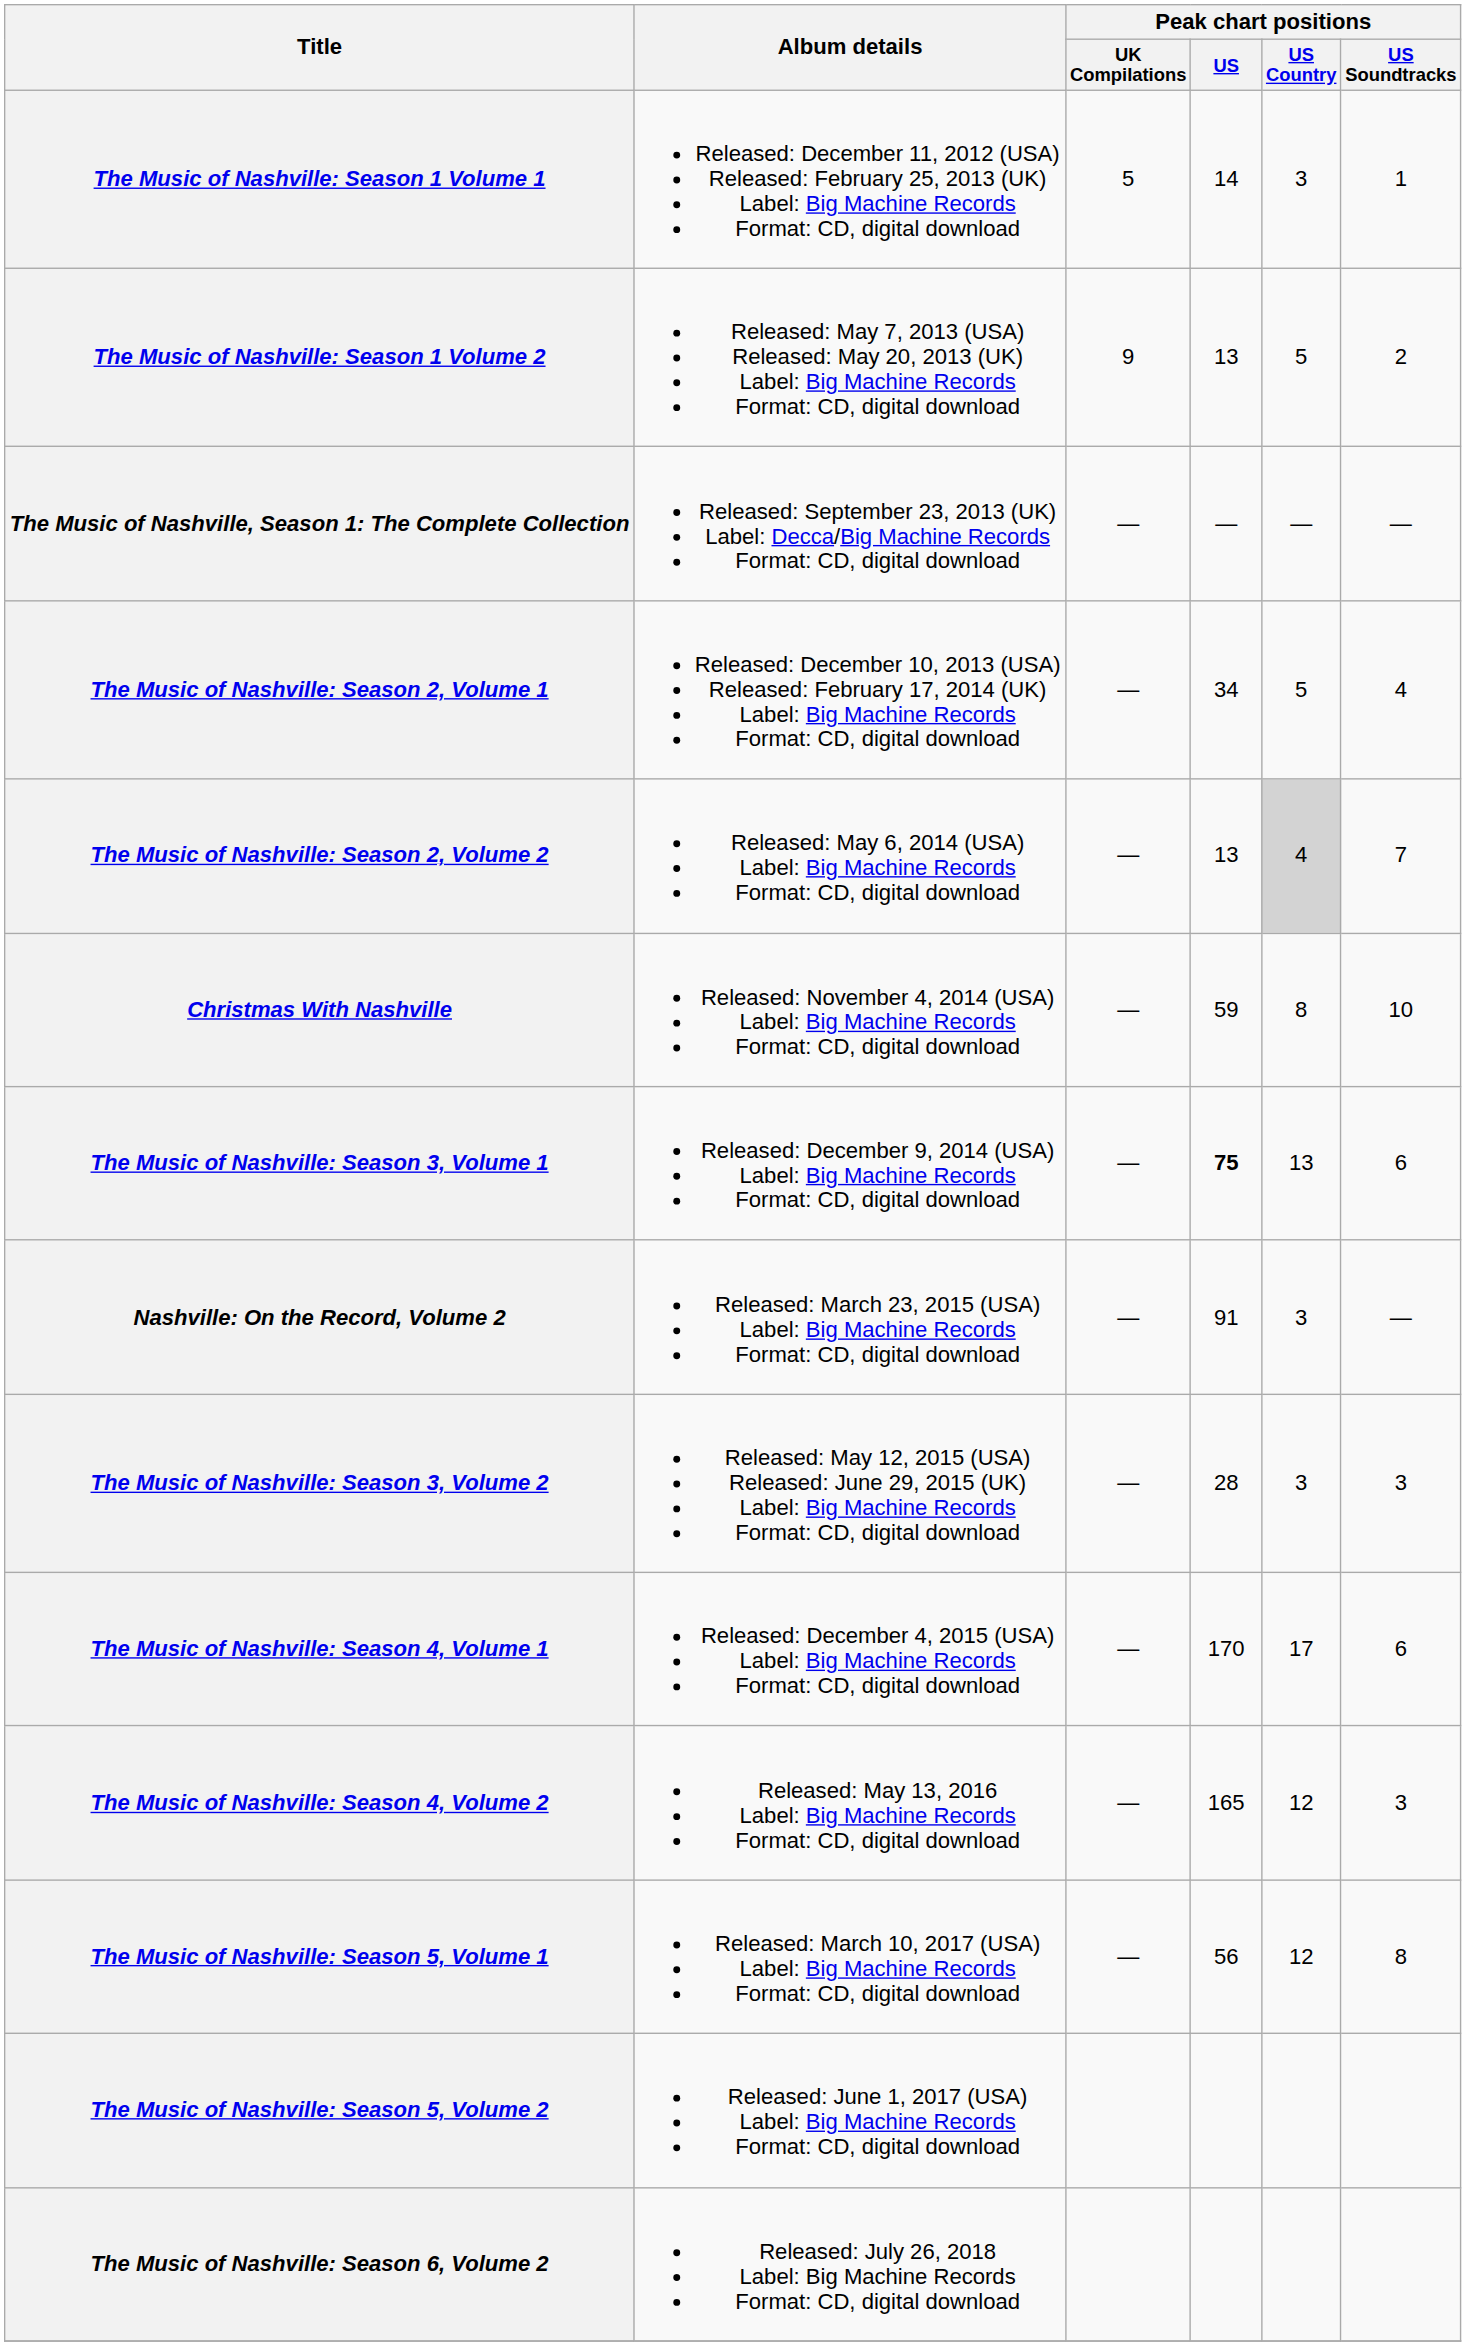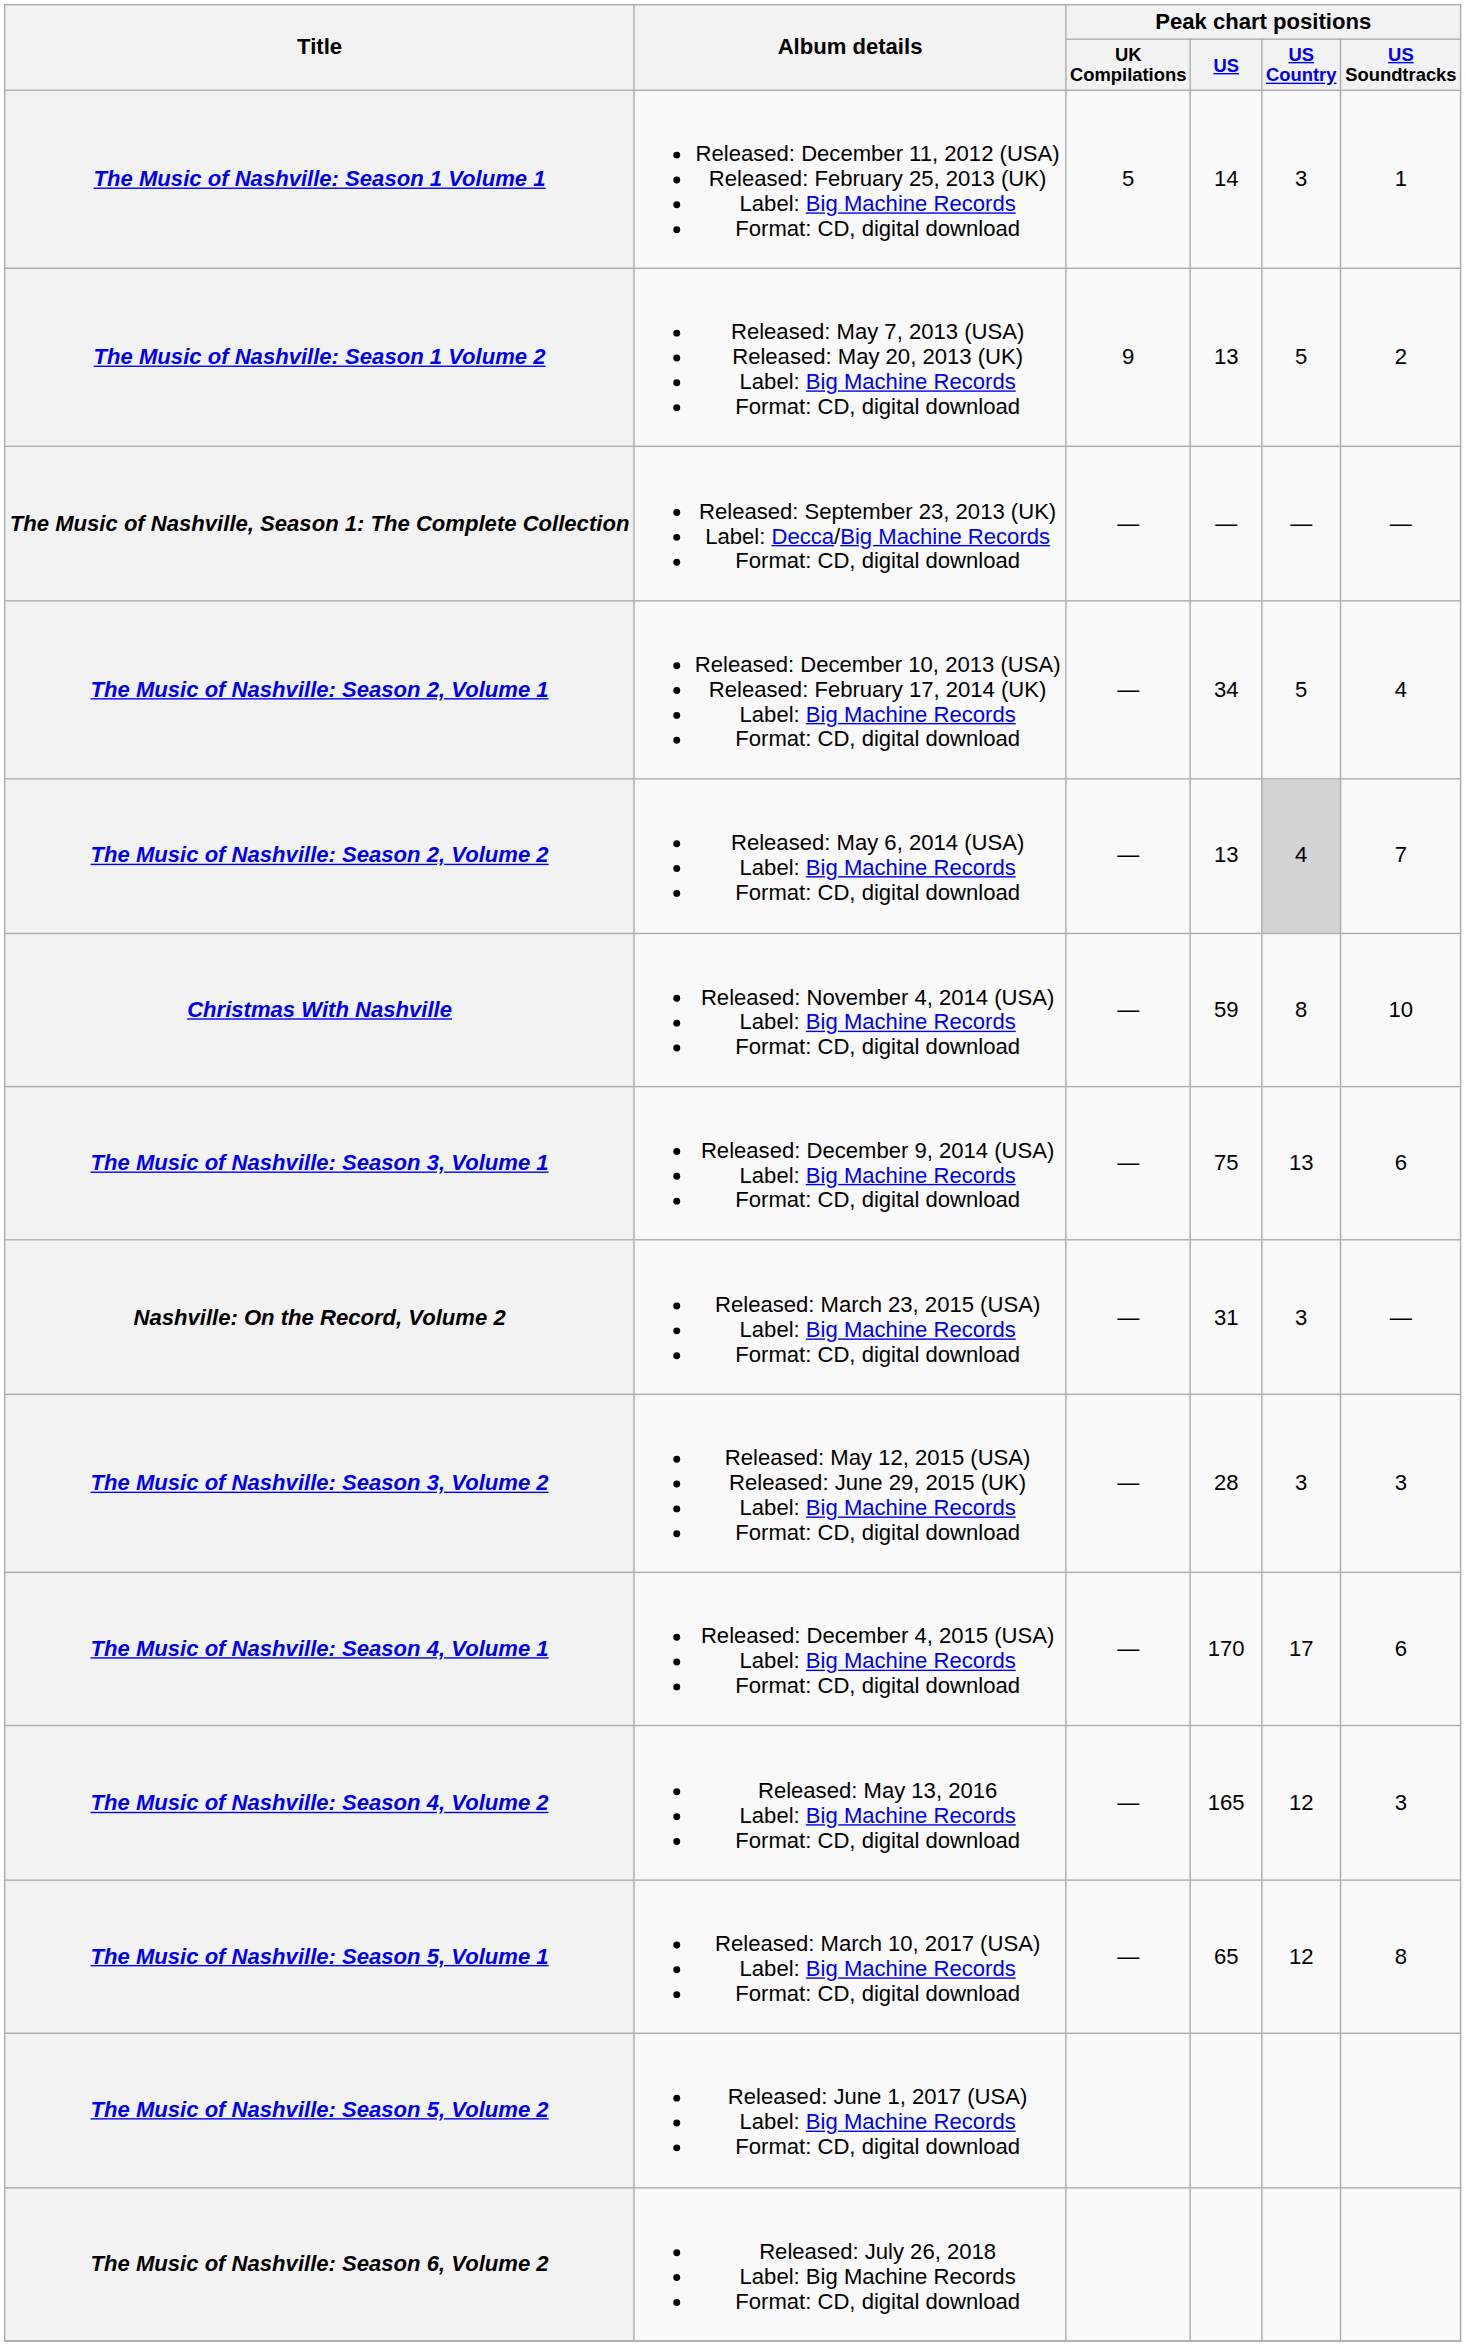(1226, 1163) bold -> (1226, 1163) normal
(1226, 1316) 91 -> (1226, 1316) 31
(1226, 1956) 56 -> (1226, 1956) 65
